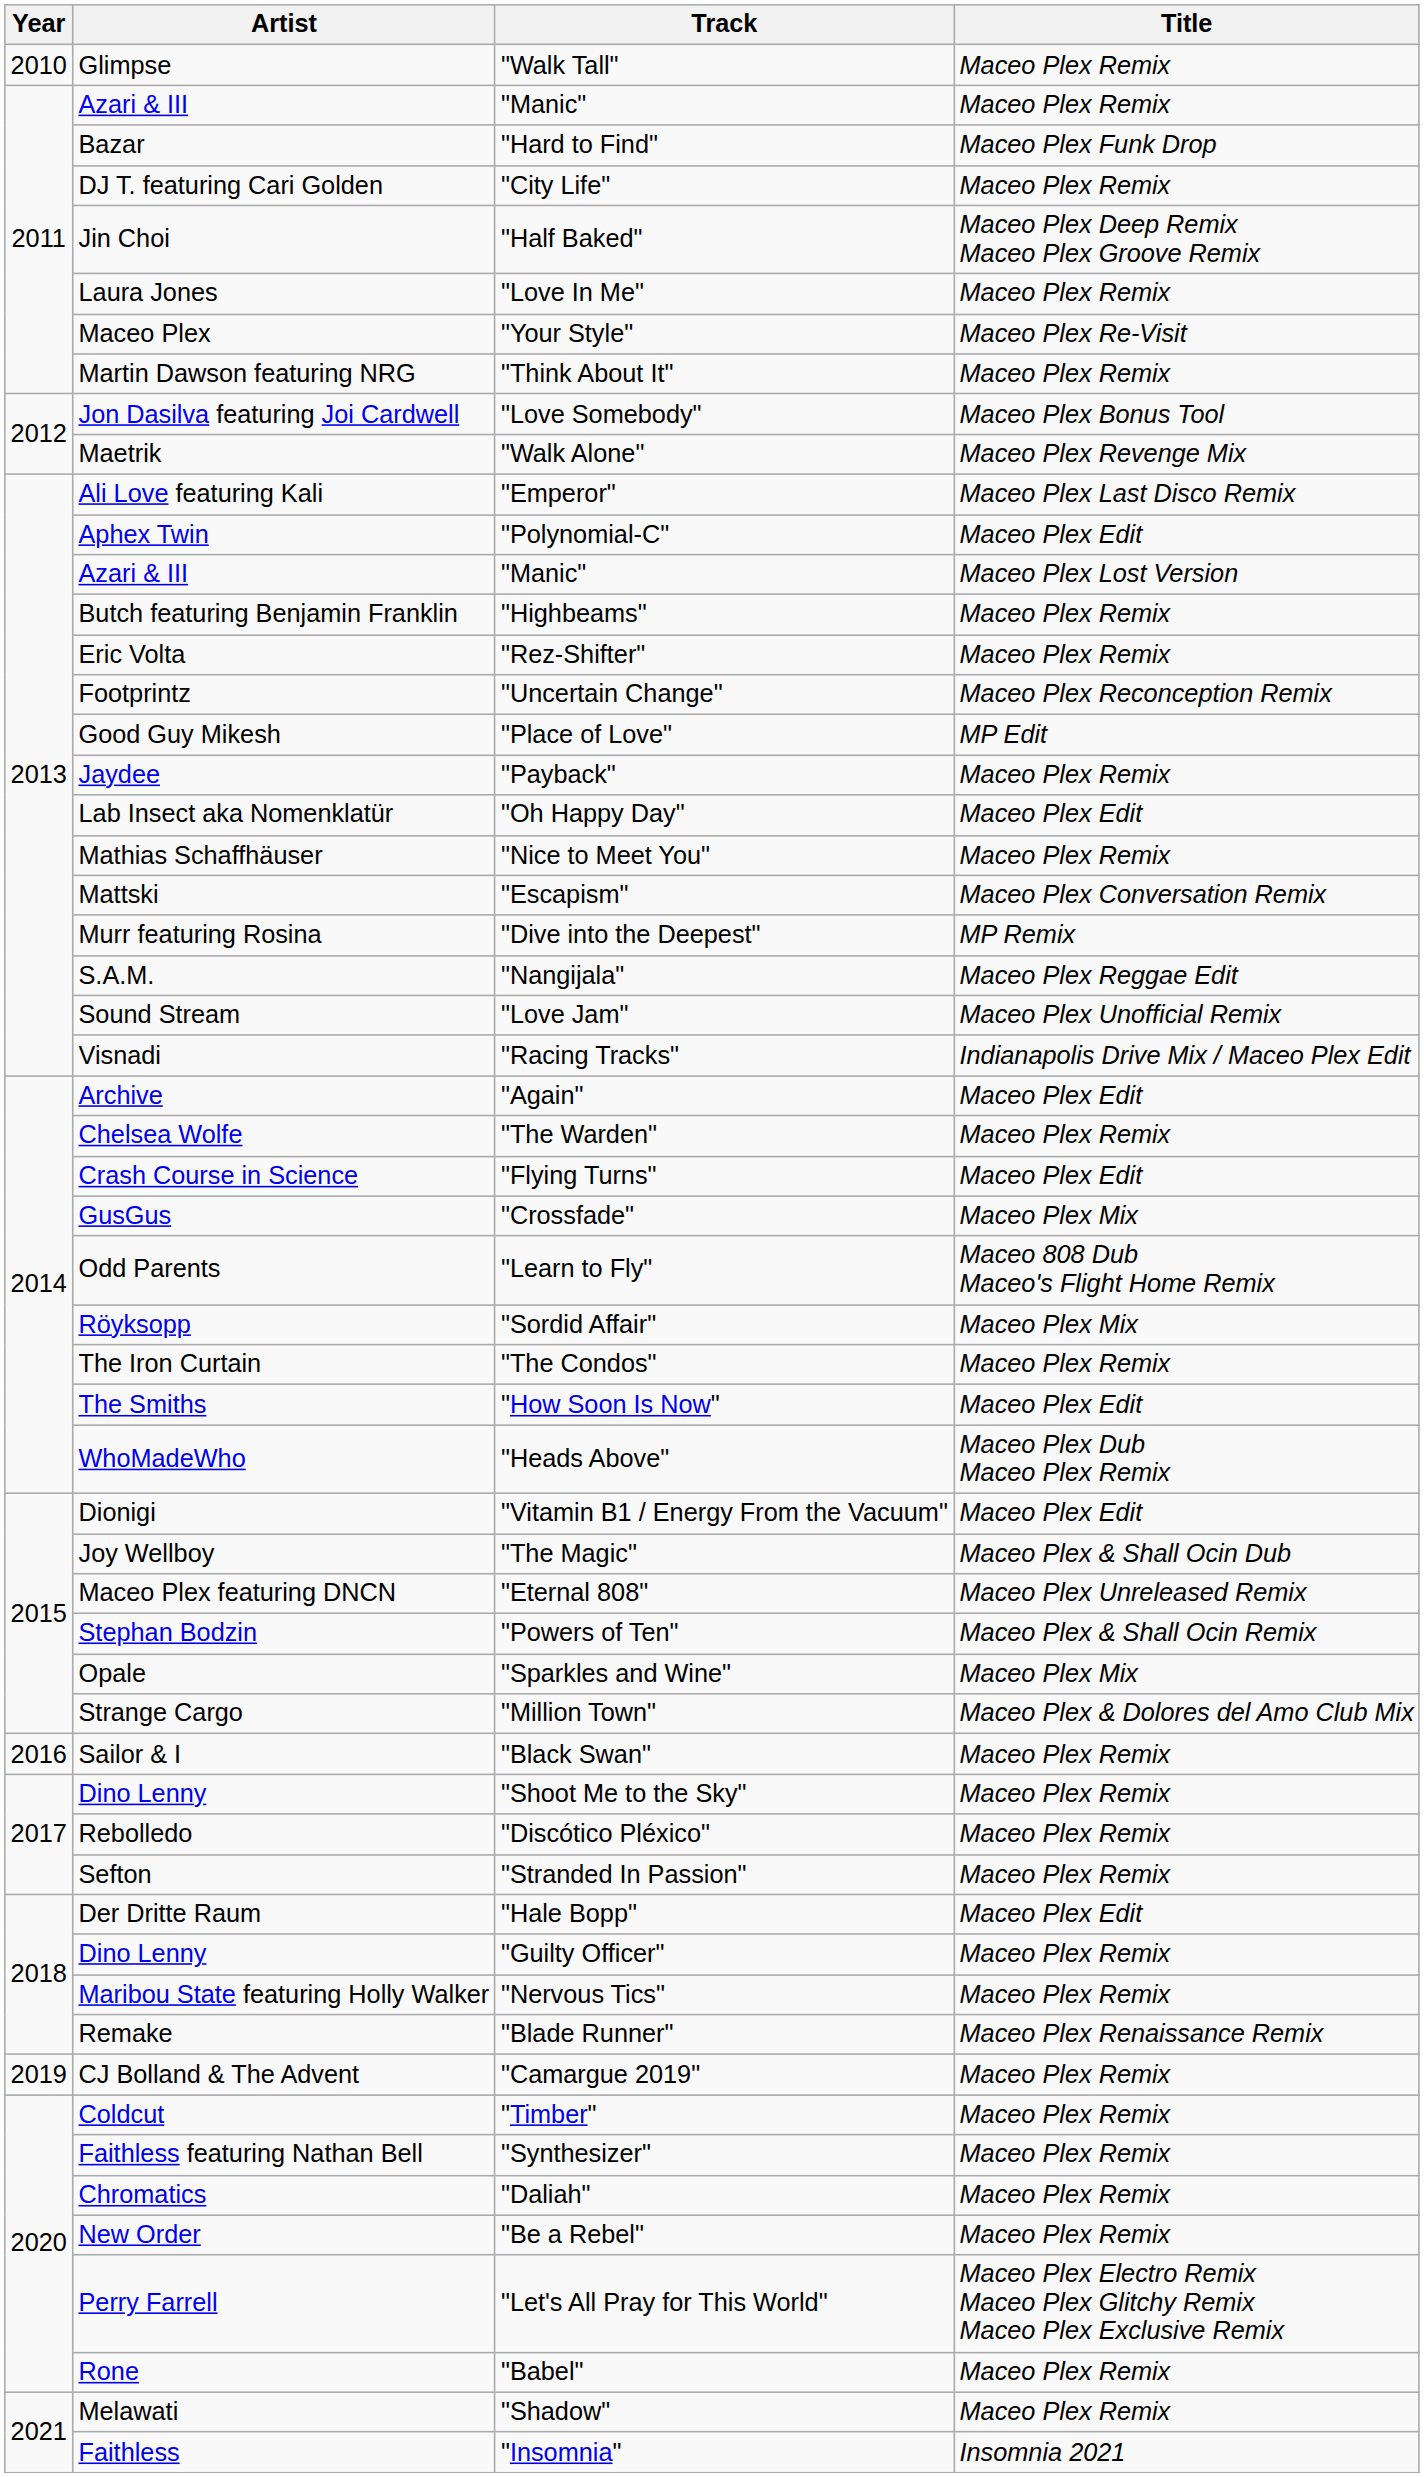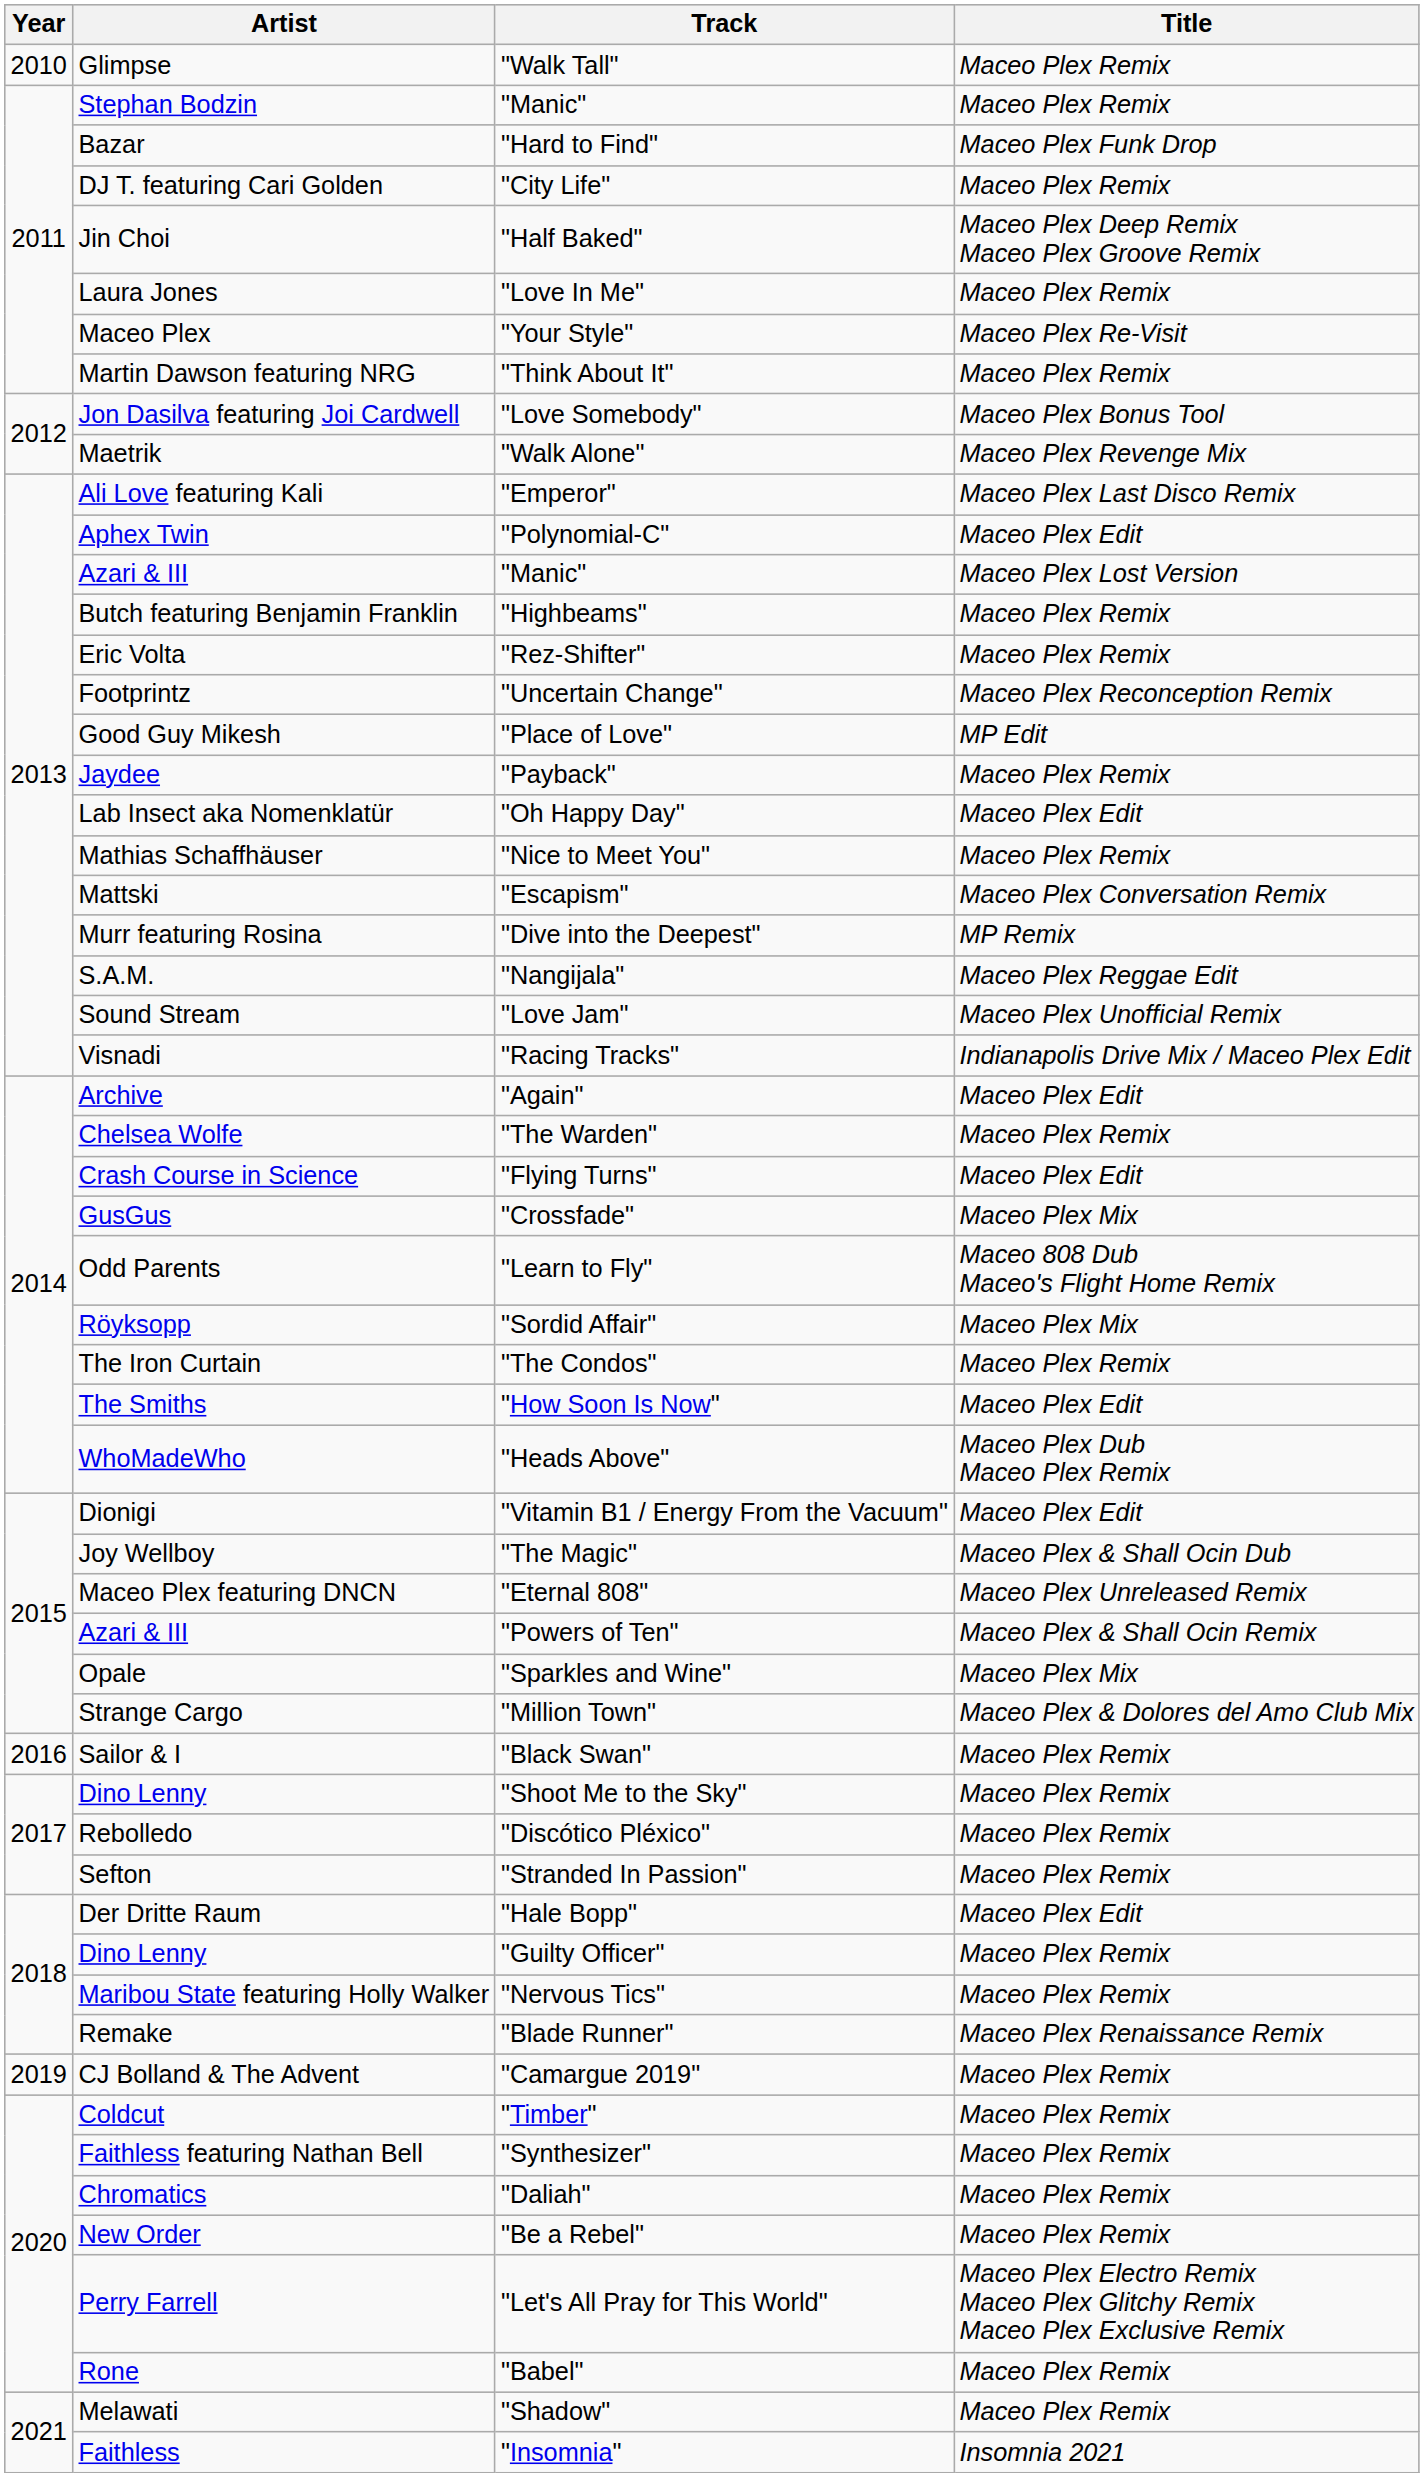(133, 104) Azari & III -> (168, 104) Stephan Bodzin
(168, 1633) Stephan Bodzin -> (133, 1633) Azari & III
